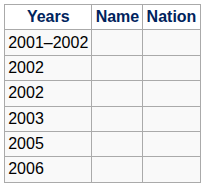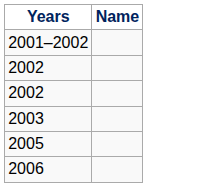- column: (172, 17)
